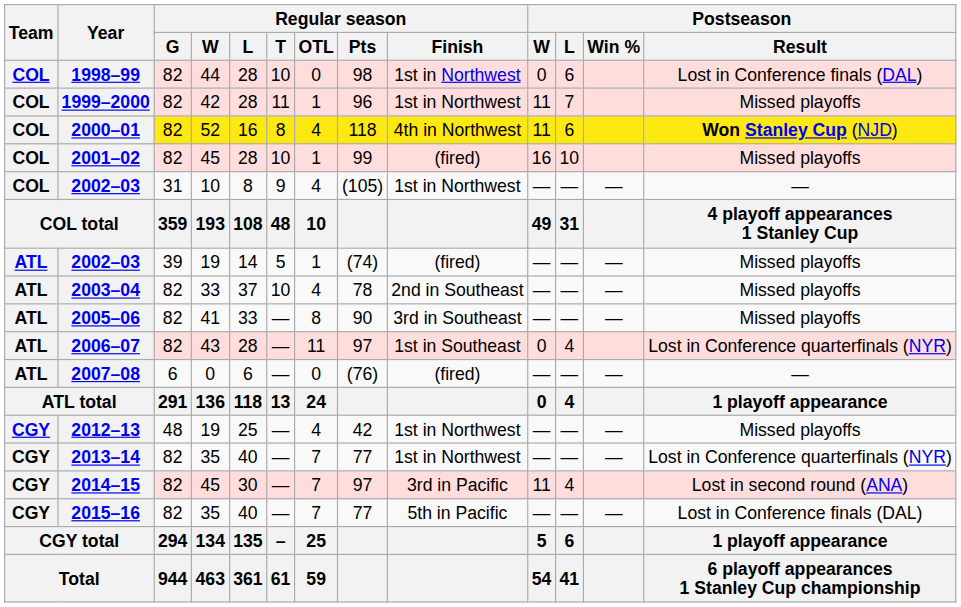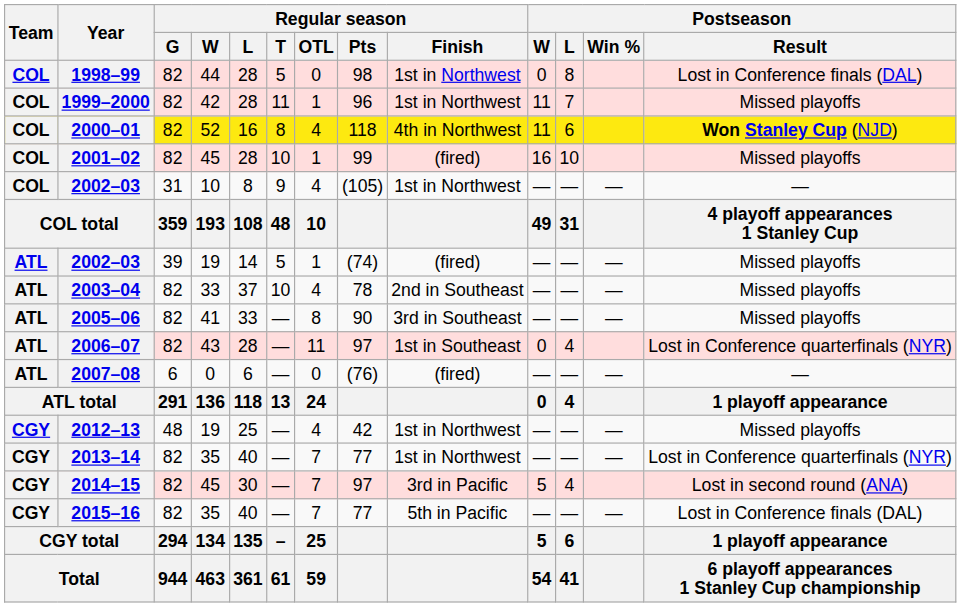(281, 75) 10 -> (281, 75) 5
(569, 75) 6 -> (569, 75) 8
(542, 485) 11 -> (542, 485) 5
